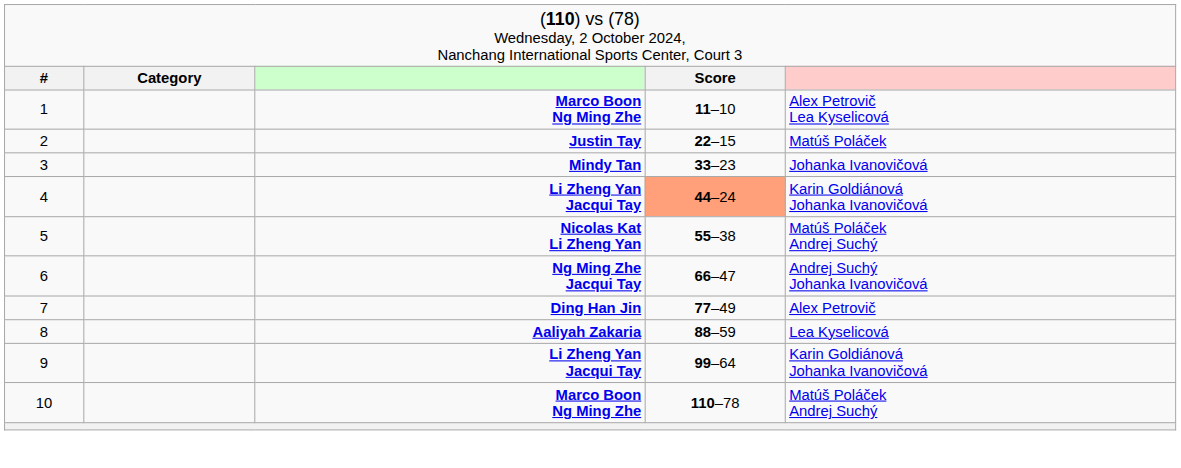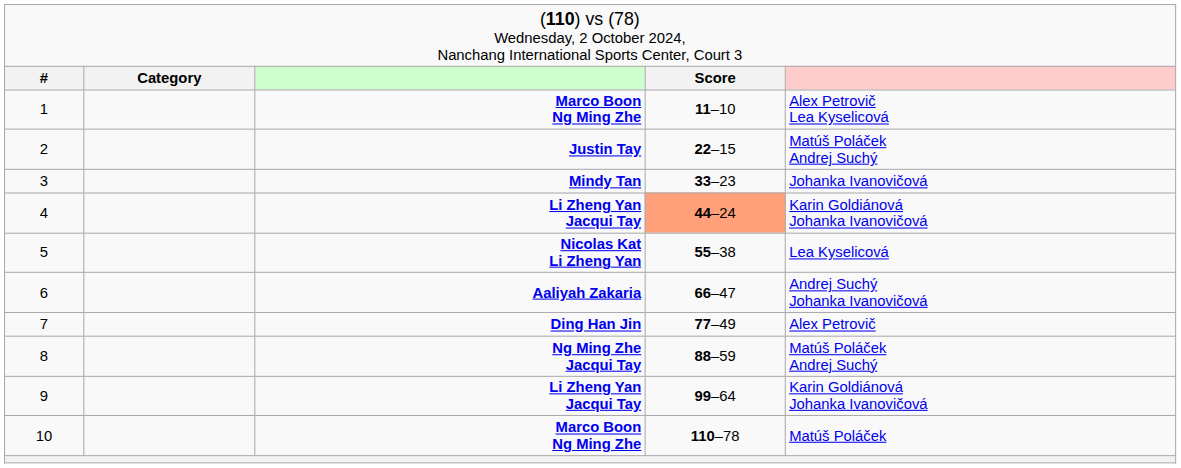(838, 142) Matúš Poláček -> (838, 150) Matúš Poláček Andrej Suchý
(838, 237) Matúš Poláček Andrej Suchý -> (839, 253) Lea Kyselicová
(597, 276) Ng Ming Zhe Jacqui Tay -> (587, 293) Aaliyah Zakaria
(587, 332) Aaliyah Zakaria -> (597, 356) Ng Ming Zhe Jacqui Tay
(839, 332) Lea Kyselicová -> (838, 356) Matúš Poláček Andrej Suchý
(838, 403) Matúš Poláček Andrej Suchý -> (838, 436) Matúš Poláček
